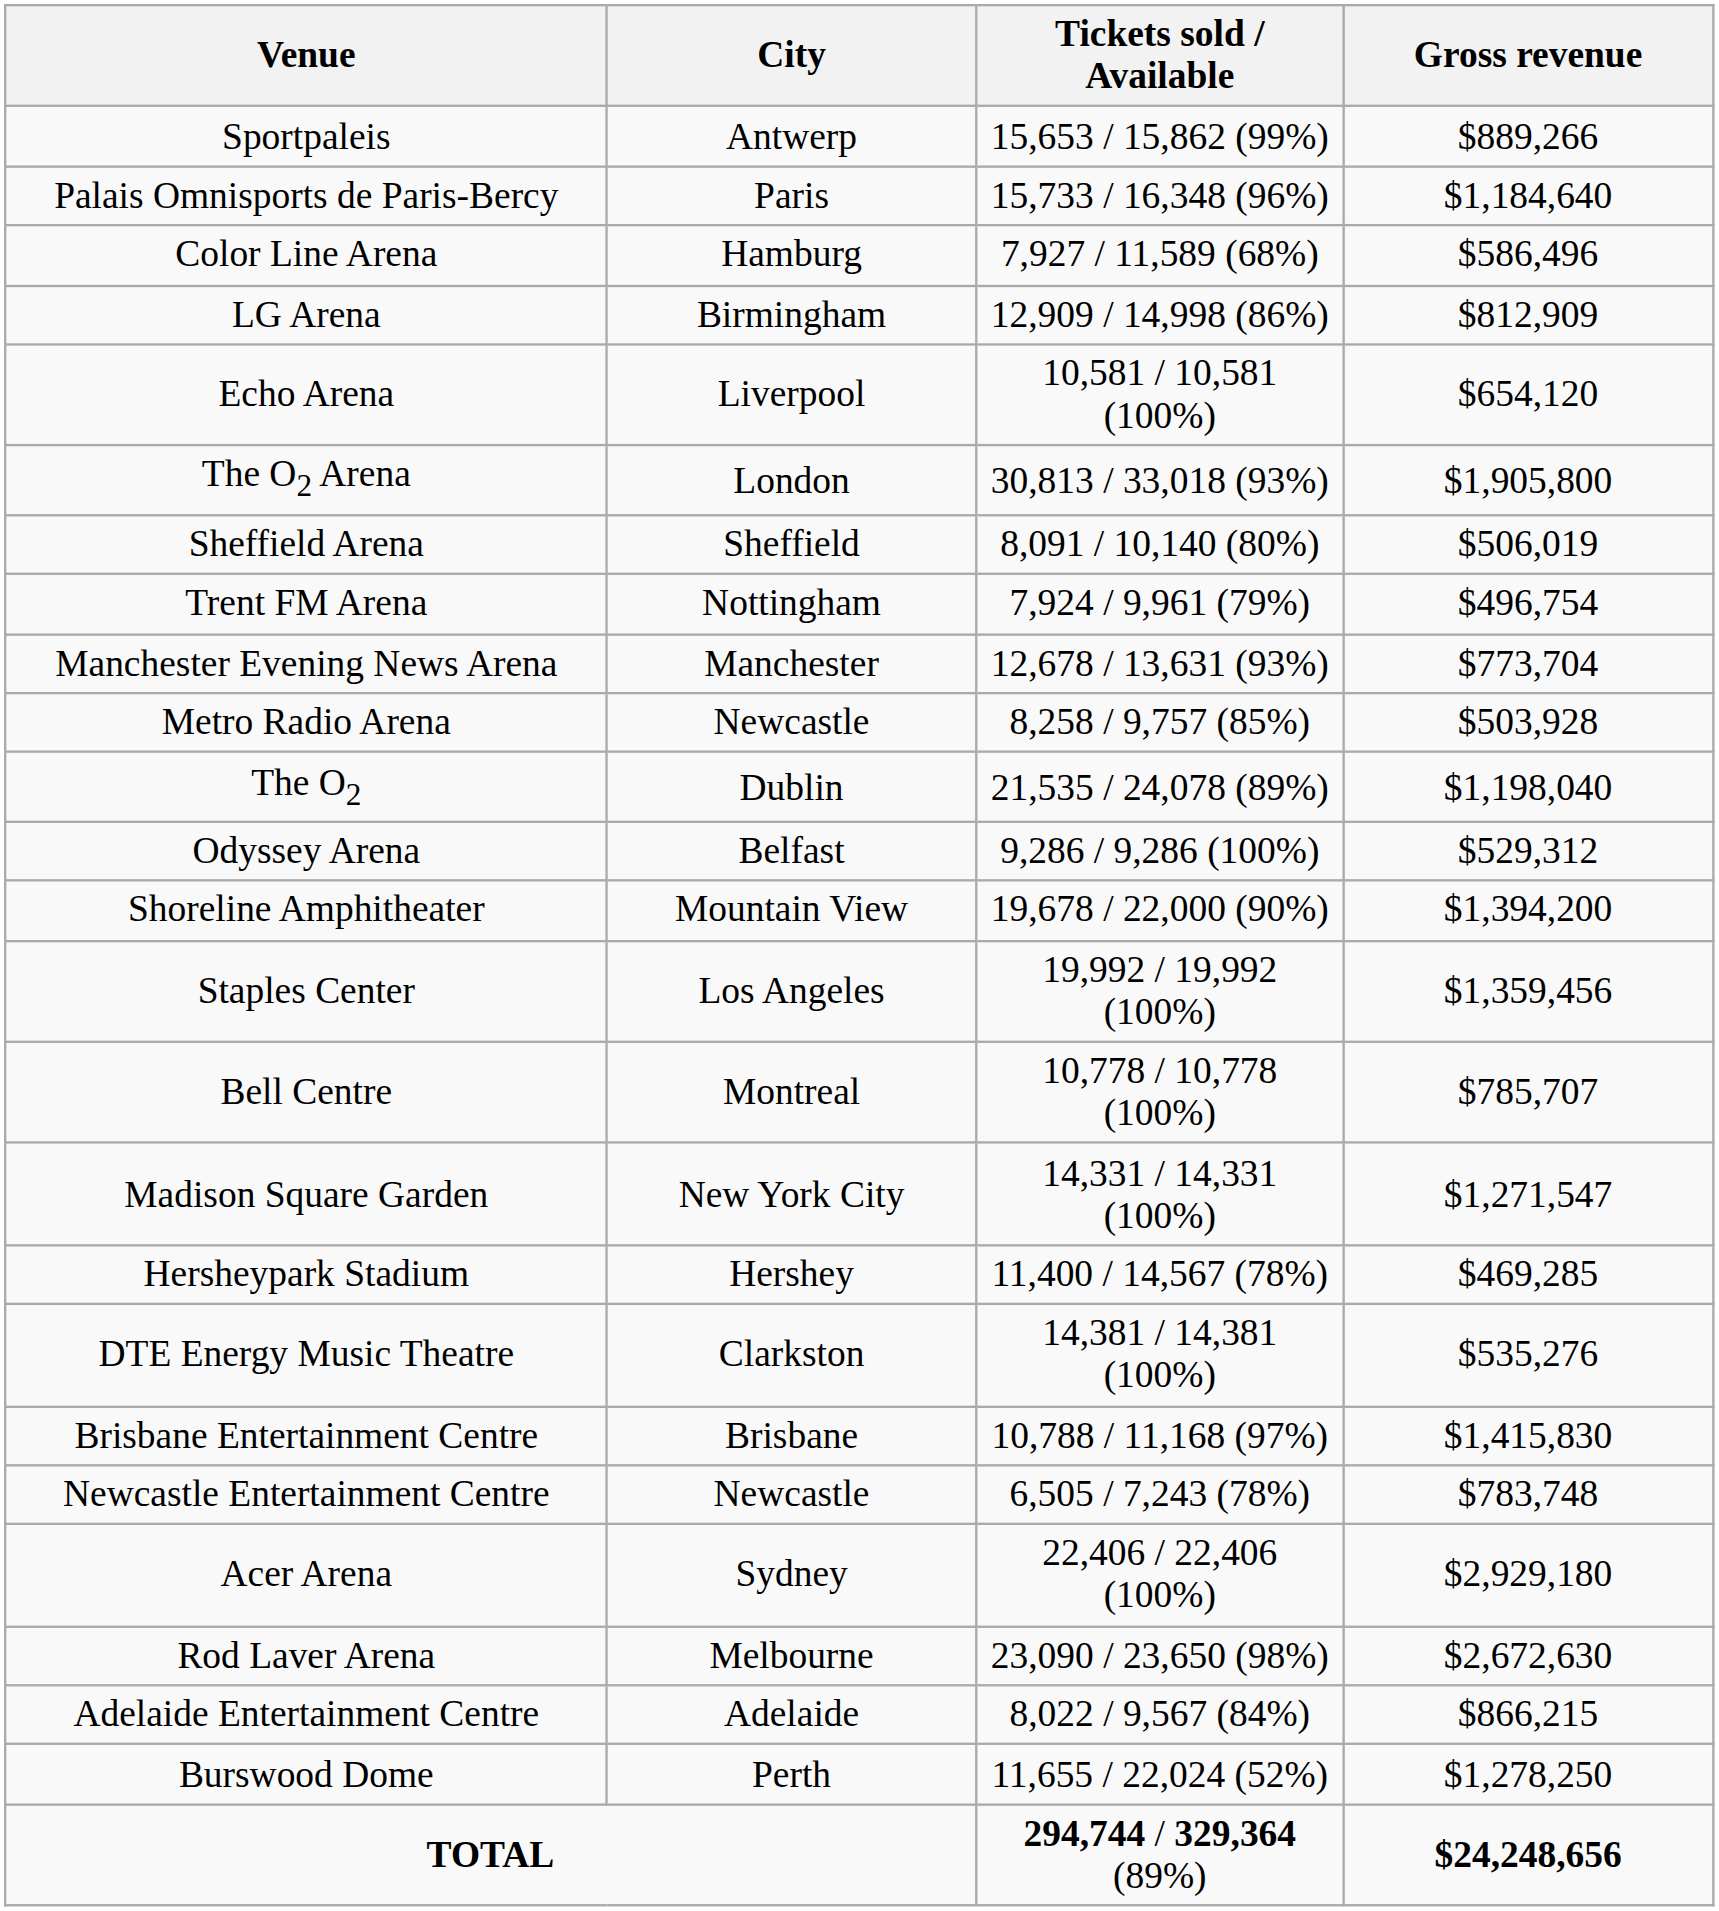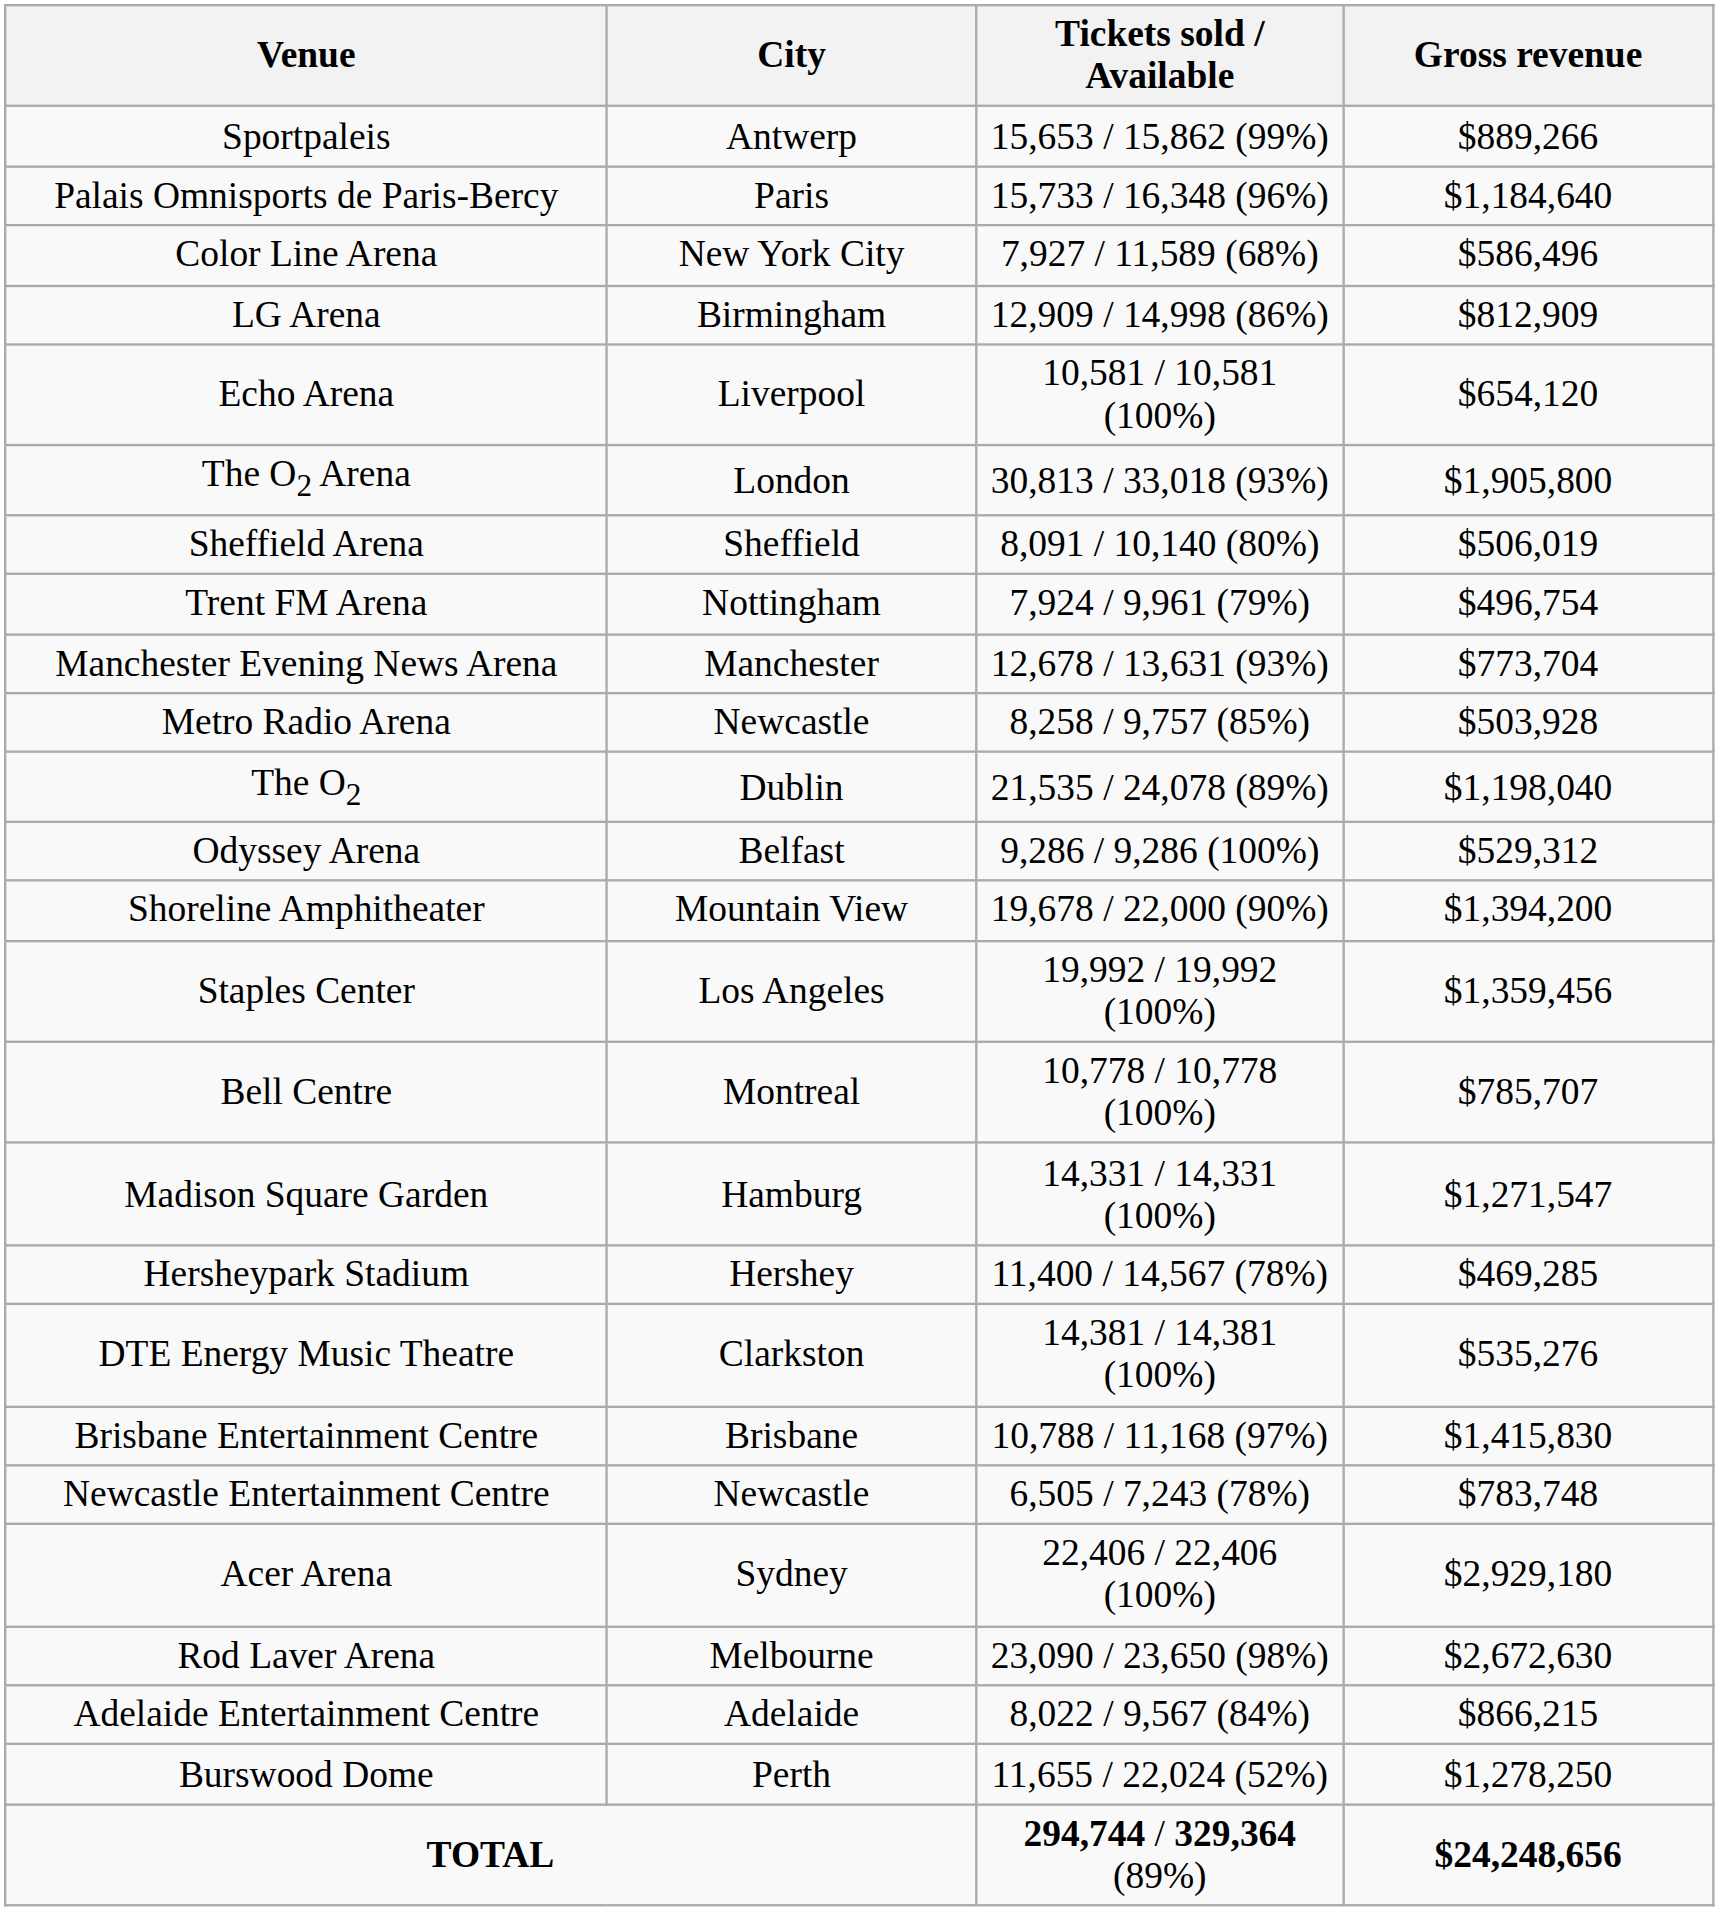(792, 254) Hamburg -> (792, 254) New York City
(792, 1193) New York City -> (792, 1193) Hamburg
